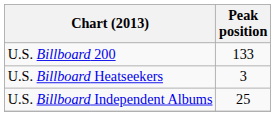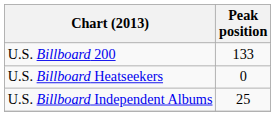(243, 76) 3 -> (243, 76) 0
